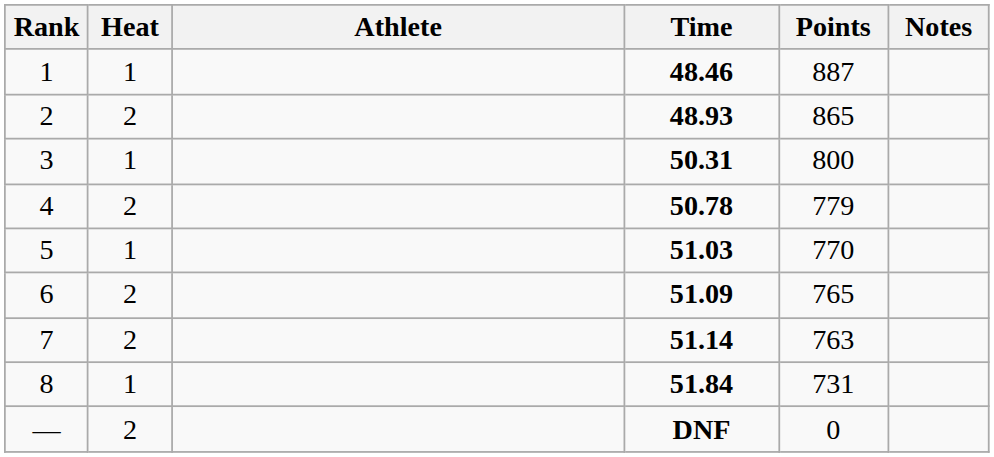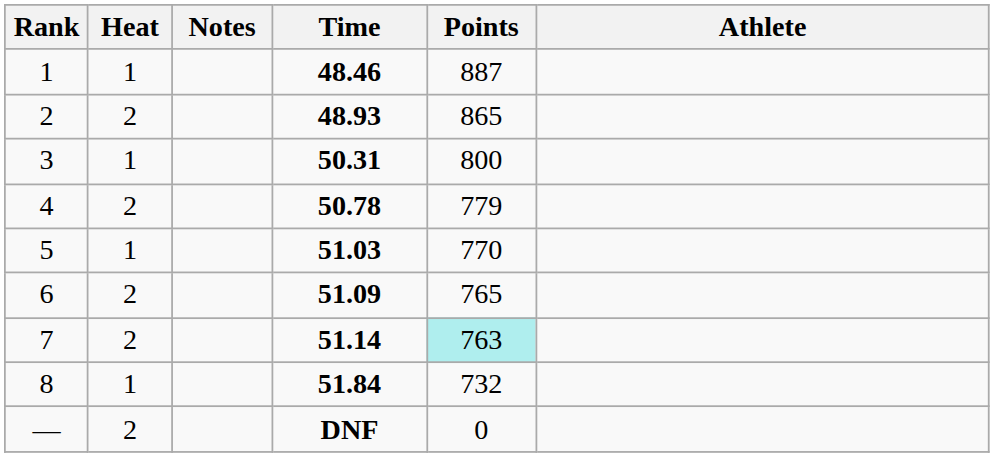columns swapped: (398, 26) <-> (939, 26)
(833, 339) no background -> (481, 339) paleturquoise background
(833, 384) 731 -> (481, 384) 732
